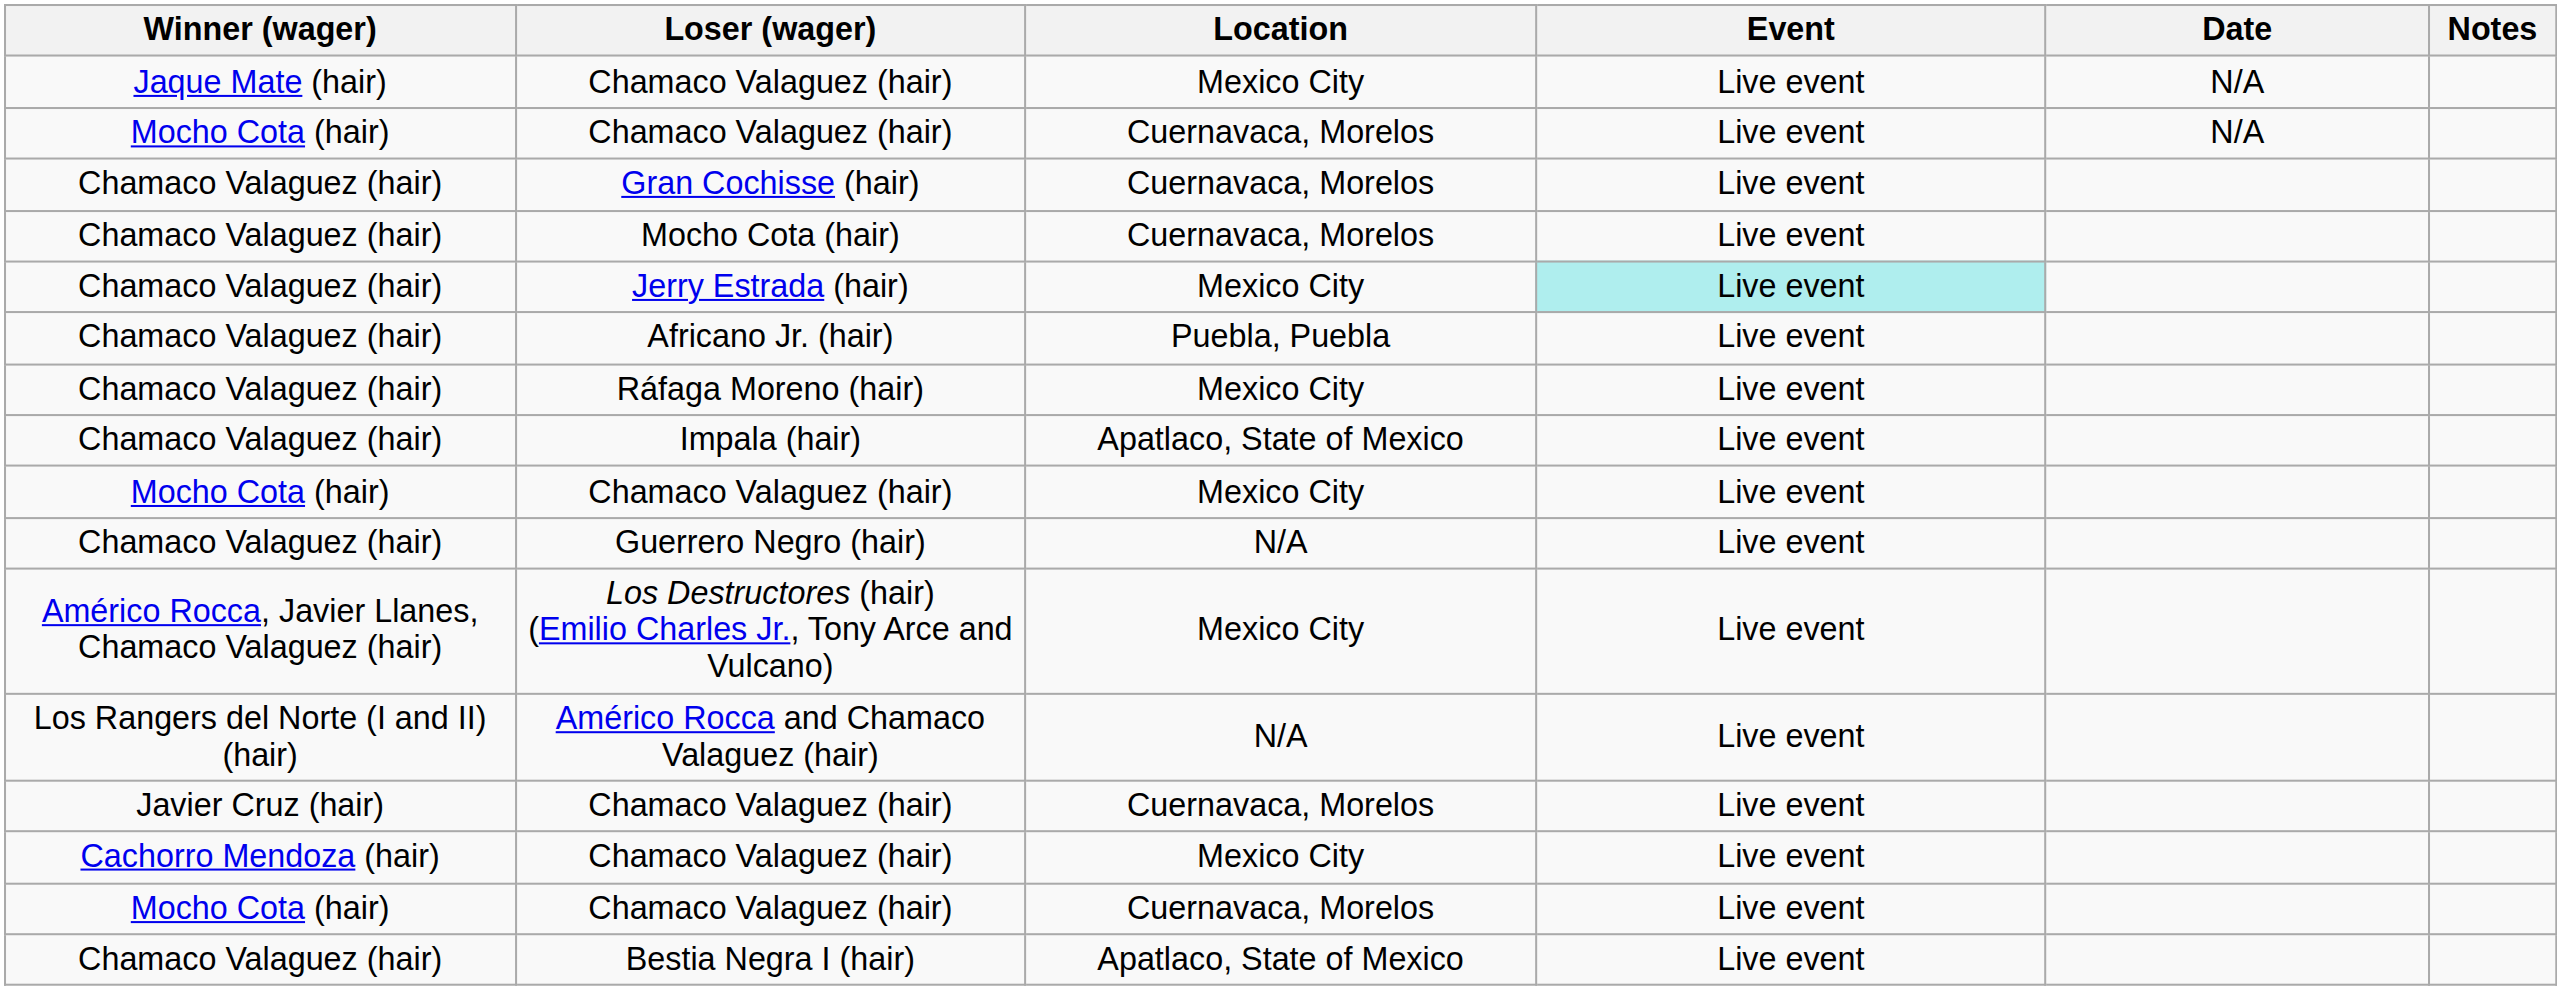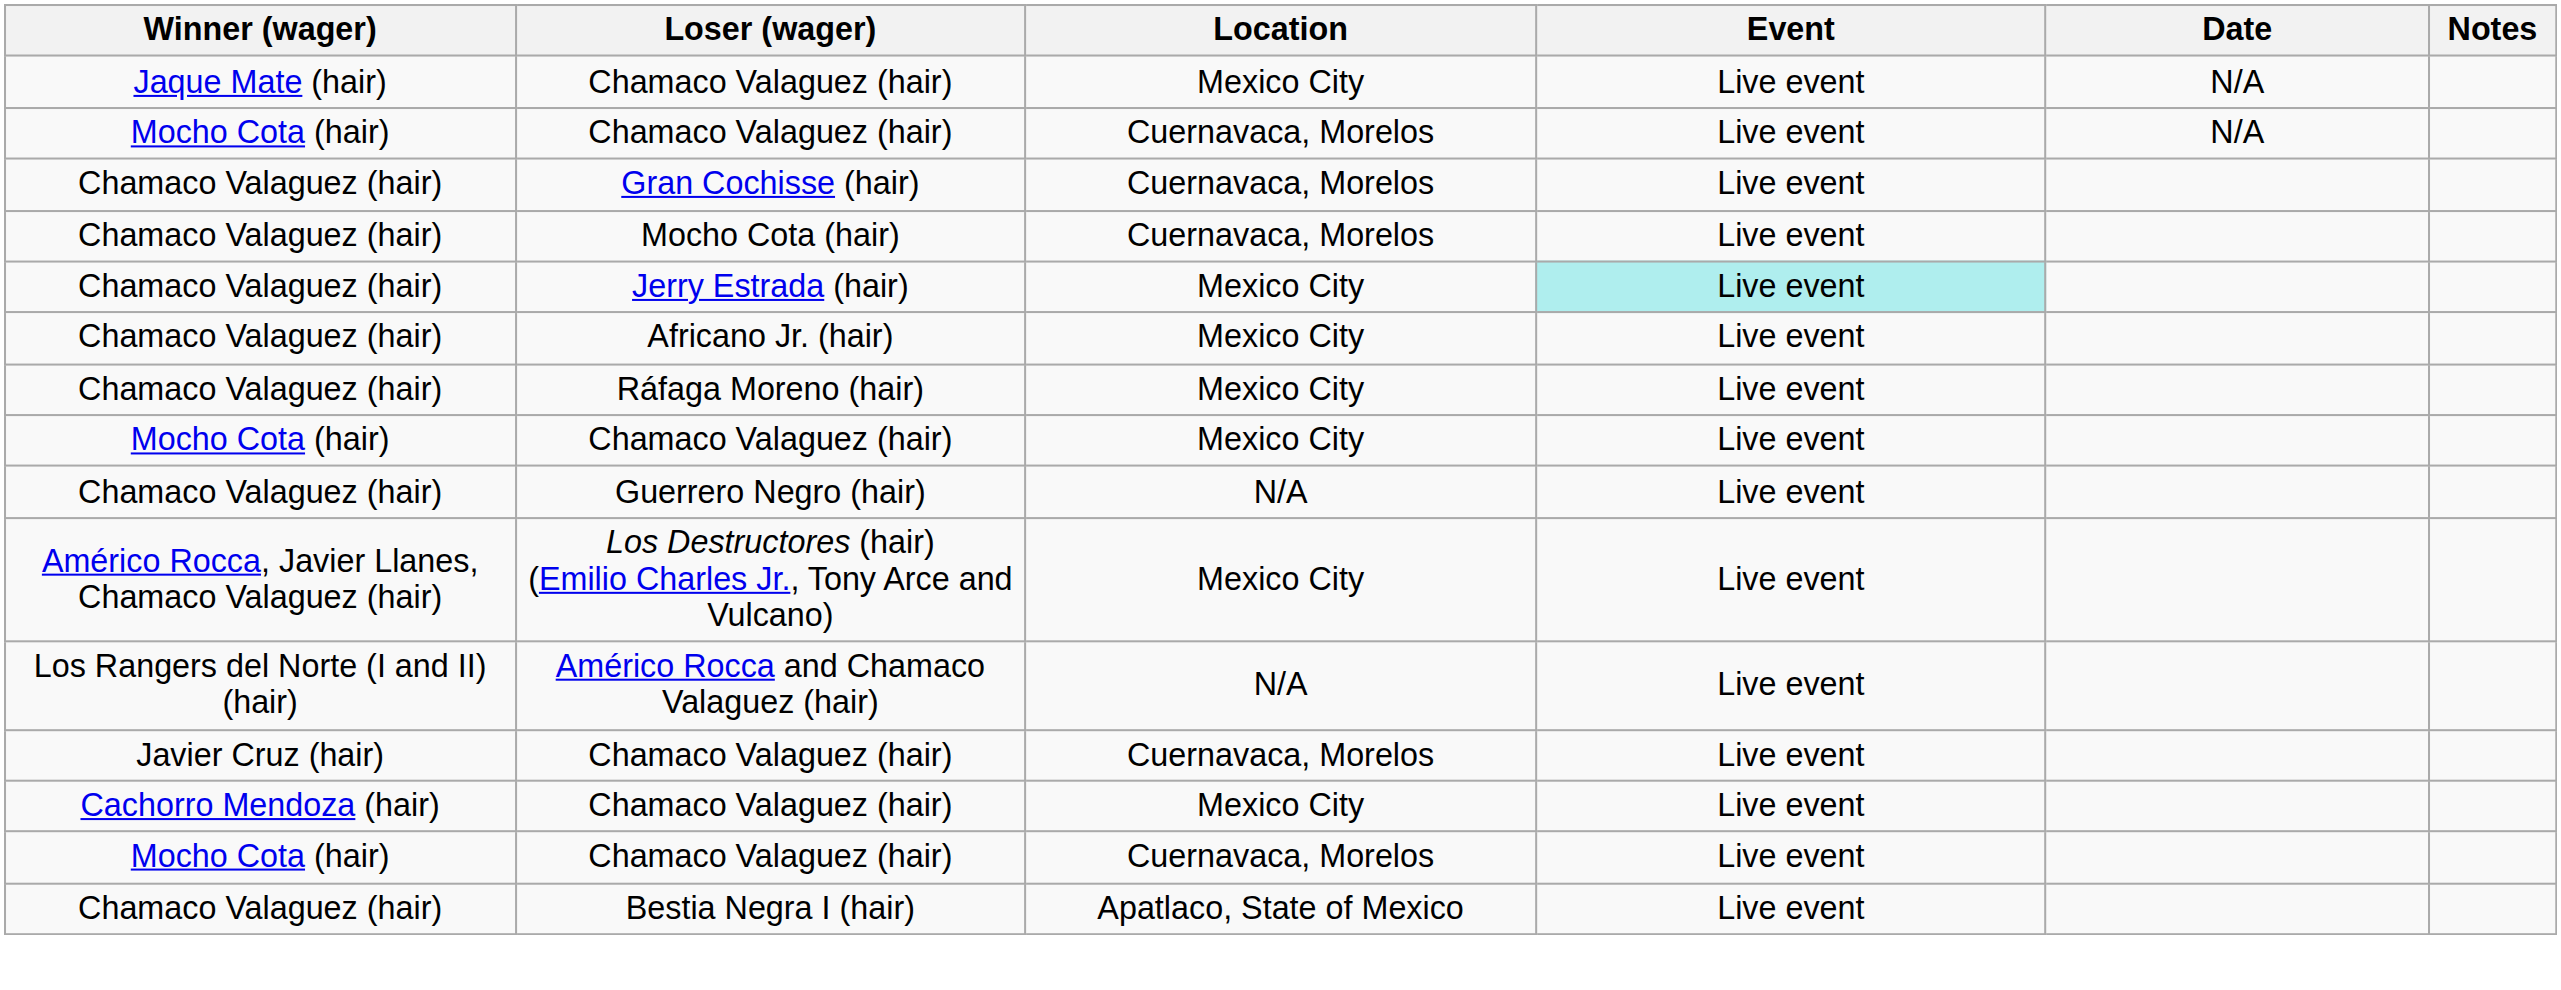(1281, 337) Puebla, Puebla -> (1281, 337) Mexico City
- row: (260, 440)
